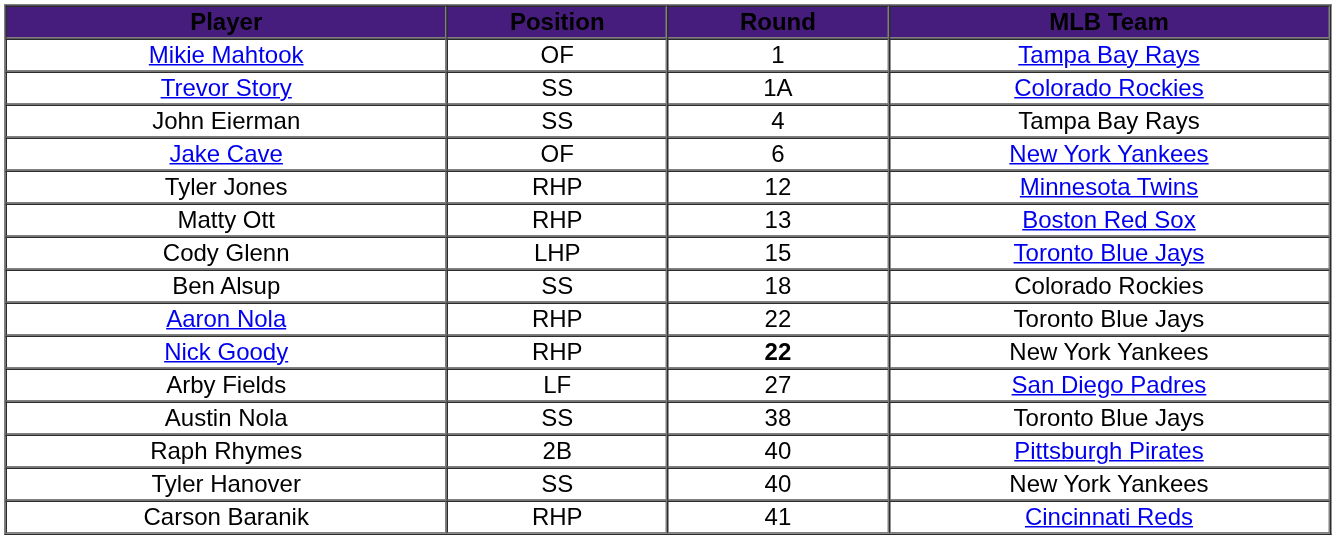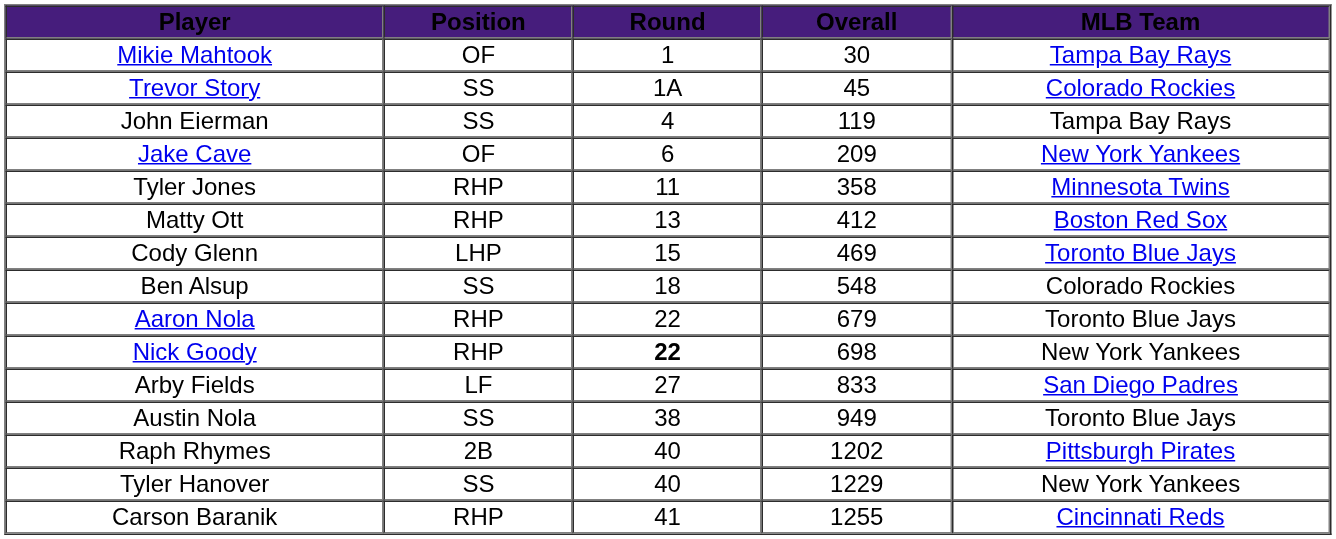+ column: (857, 21)
(778, 186) 12 -> (668, 186) 11
